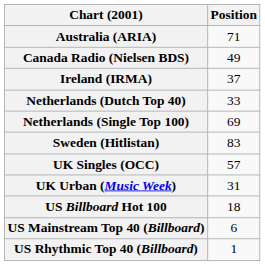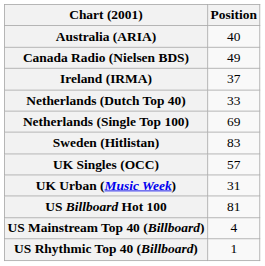(234, 36) 71 -> (234, 36) 40
(234, 206) 18 -> (234, 206) 81
(234, 228) 6 -> (234, 228) 4
